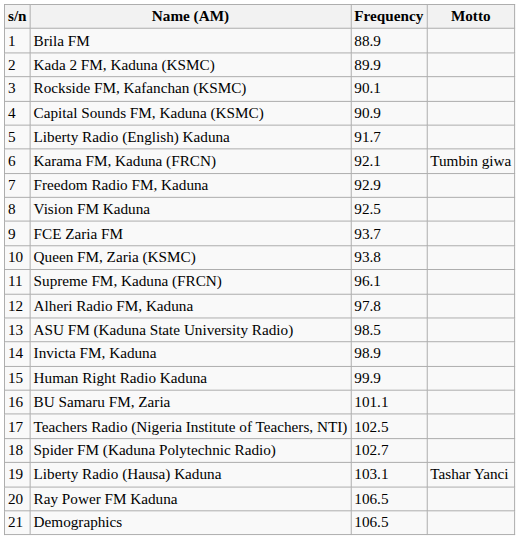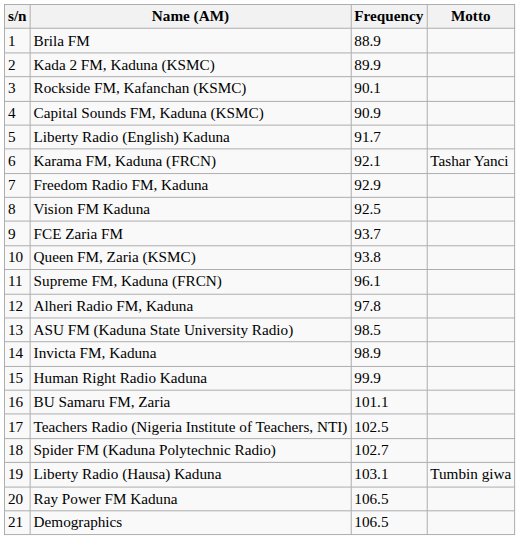(471, 161) Tumbin giwa -> (469, 161) Tashar Yanci
(469, 474) Tashar Yanci -> (471, 474) Tumbin giwa
